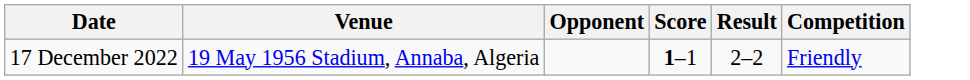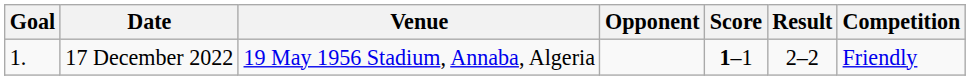+ column: (32, 22)
